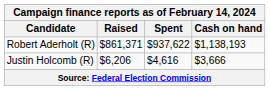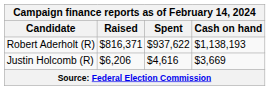(121, 45) $861,371 -> (121, 45) $816,371
(210, 61) $3,666 -> (210, 61) $3,669
